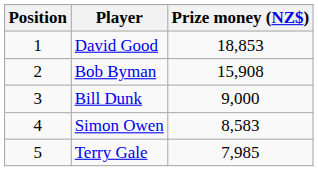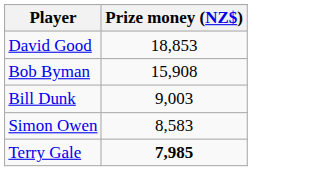- column: (38, 17)
(240, 98) 9,000 -> (174, 98) 9,003
(240, 152) normal -> (174, 152) bold
